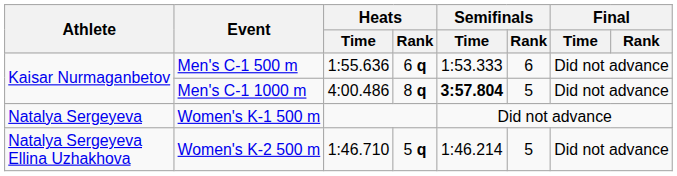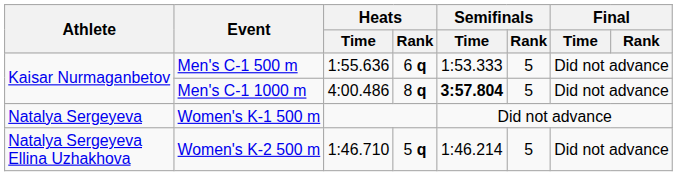(529, 66) 6 -> (529, 66) 5
